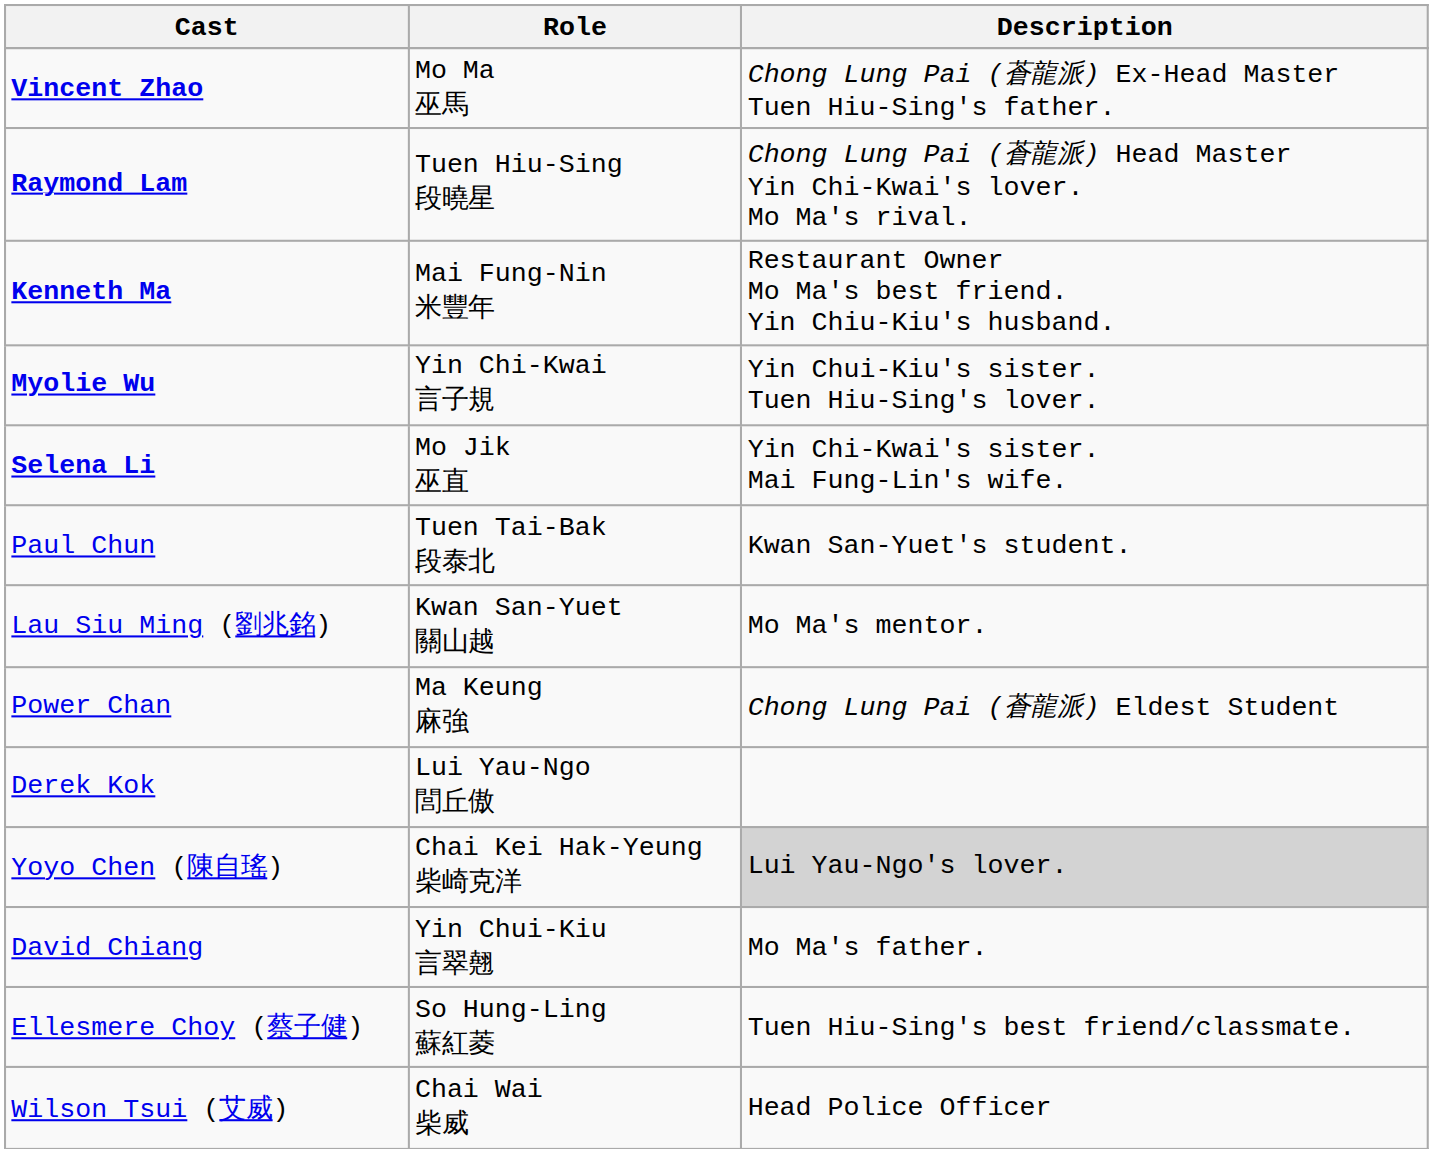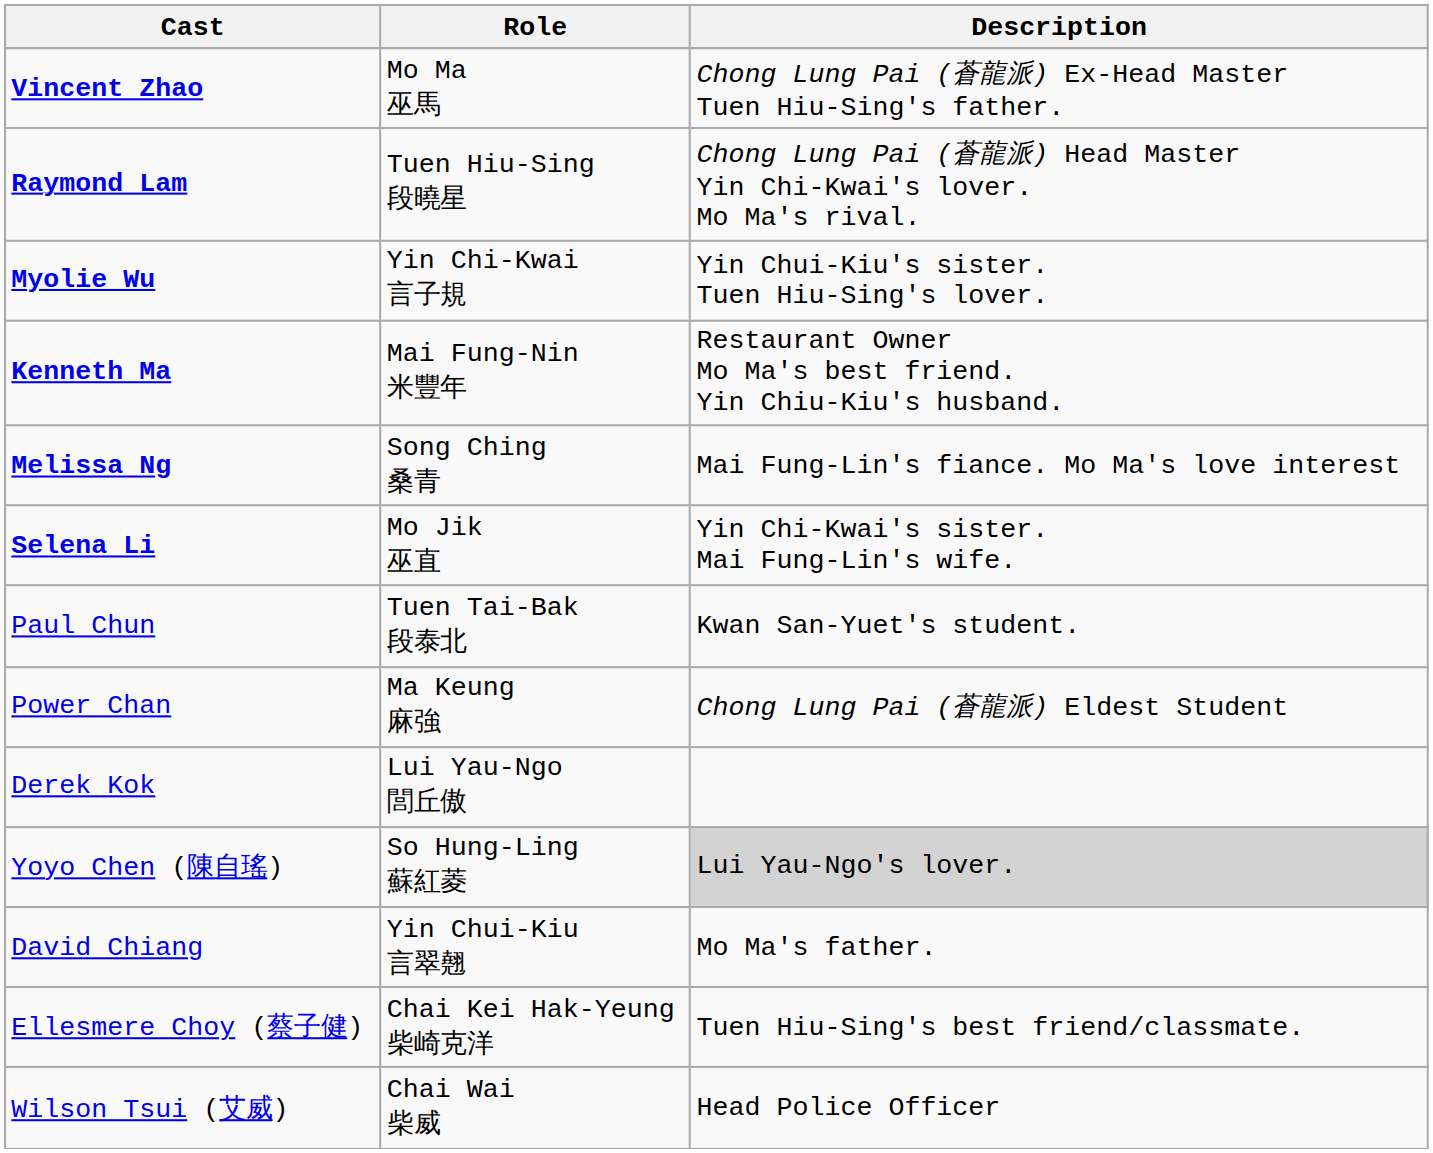rows swapped: (83, 385) <-> (91, 292)
+ row: (91, 465)
- row: (171, 627)
(559, 866) Chai Kei Hak-Yeung 柴崎克洋 -> (483, 866) So Hung-Ling 蘇紅菱
(511, 1027) So Hung-Ling 蘇紅菱 -> (531, 1027) Chai Kei Hak-Yeung 柴崎克洋
